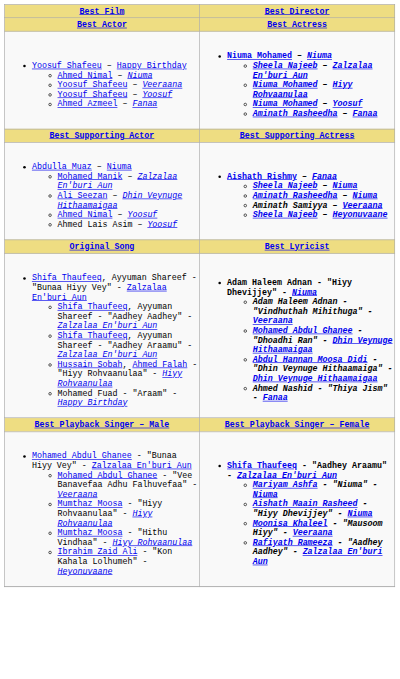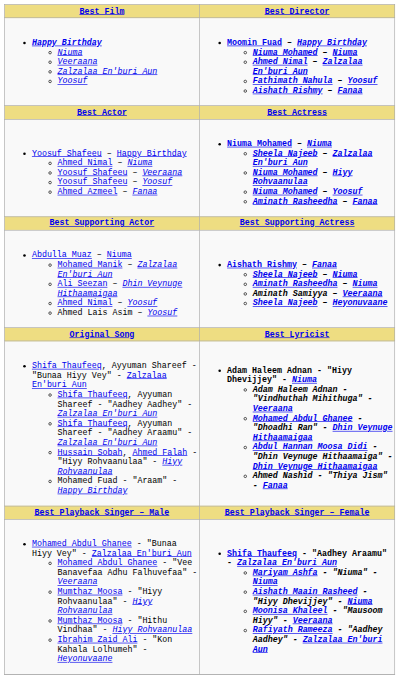+ row: (102, 62)
